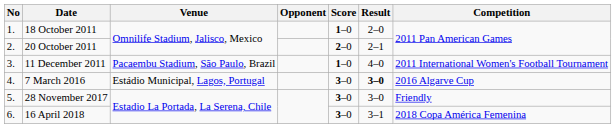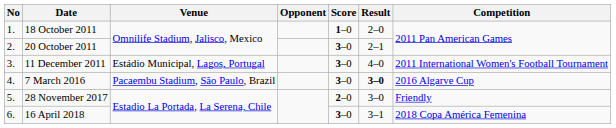(344, 47) 2–0 -> (344, 47) 3–0
(194, 64) Pacaembu Stadium, São Paulo, Brazil -> (189, 64) Estádio Municipal, Lagos, Portugal
(344, 64) 1–0 -> (344, 64) 3–0
(189, 81) Estádio Municipal, Lagos, Portugal -> (194, 81) Pacaembu Stadium, São Paulo, Brazil
(344, 98) 3–0 -> (344, 98) 2–0
